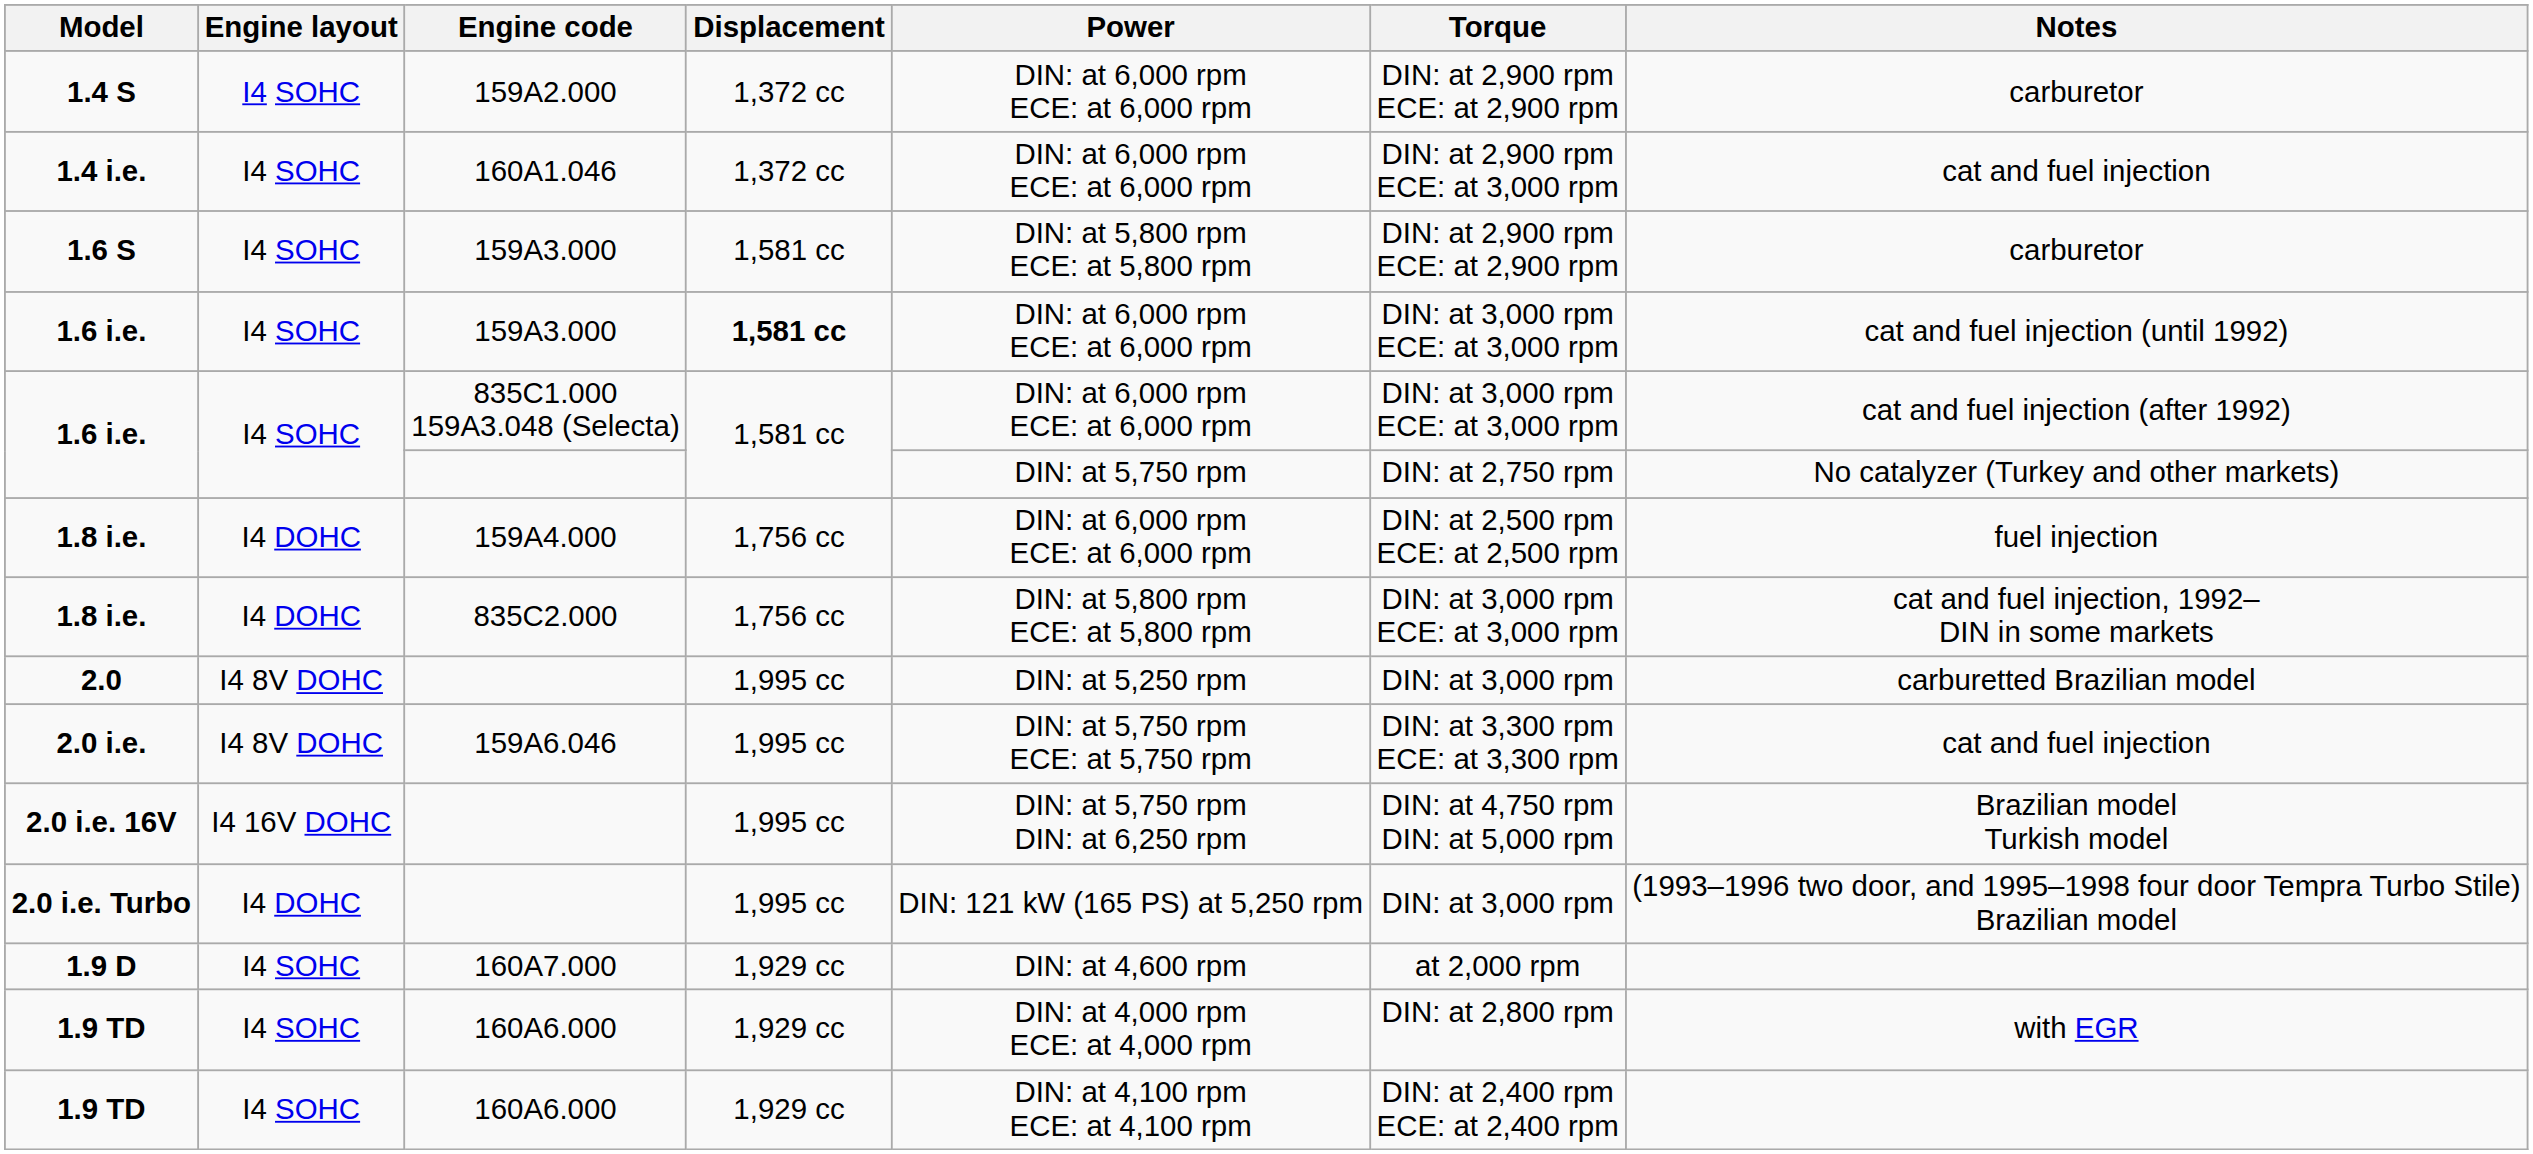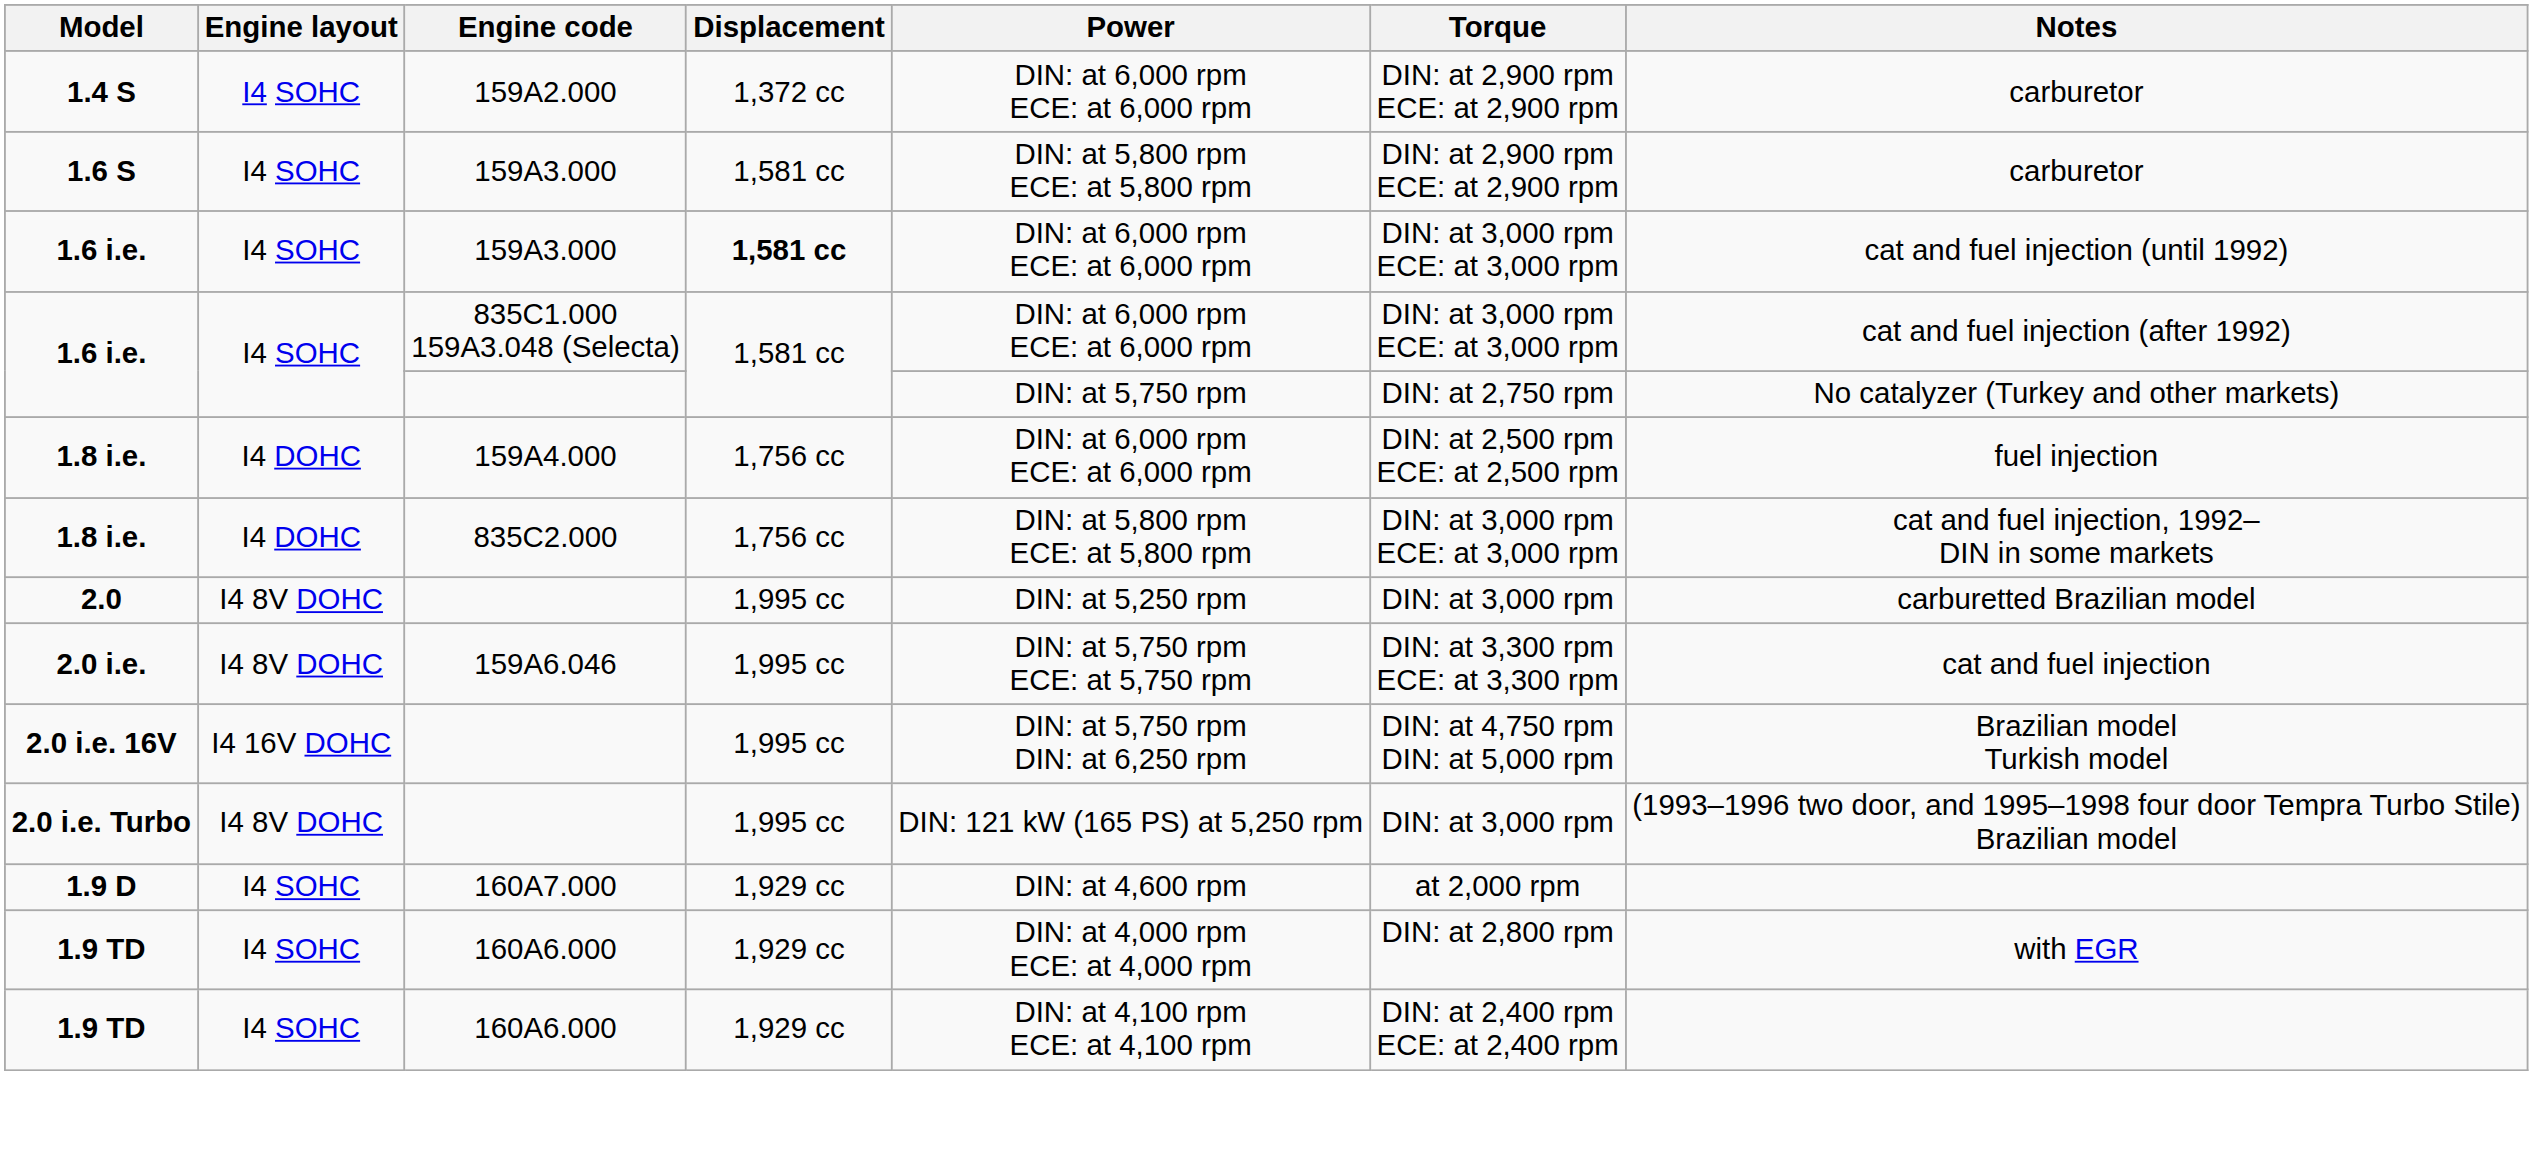- row: (101, 170)
(301, 902) I4 DOHC -> (301, 822) I4 8V DOHC
